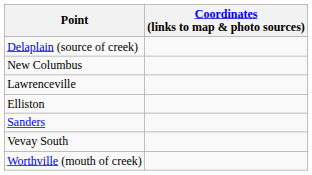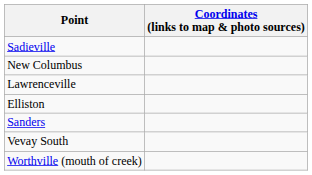- row: (73, 46)
+ row: (31, 46)
